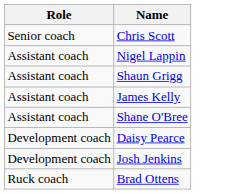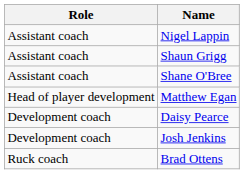- row: (146, 35)
- row: (148, 96)
+ row: (199, 96)
